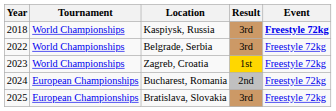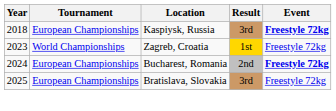(78, 30) World Championships -> (85, 30) European Championships
- row: (178, 47)
(295, 81) normal -> (297, 64) bold
